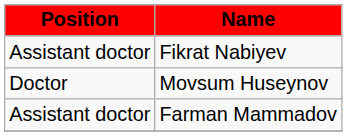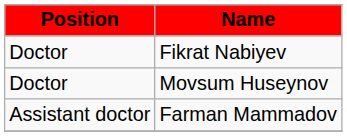(80, 51) Assistant doctor -> (38, 51) Doctor
